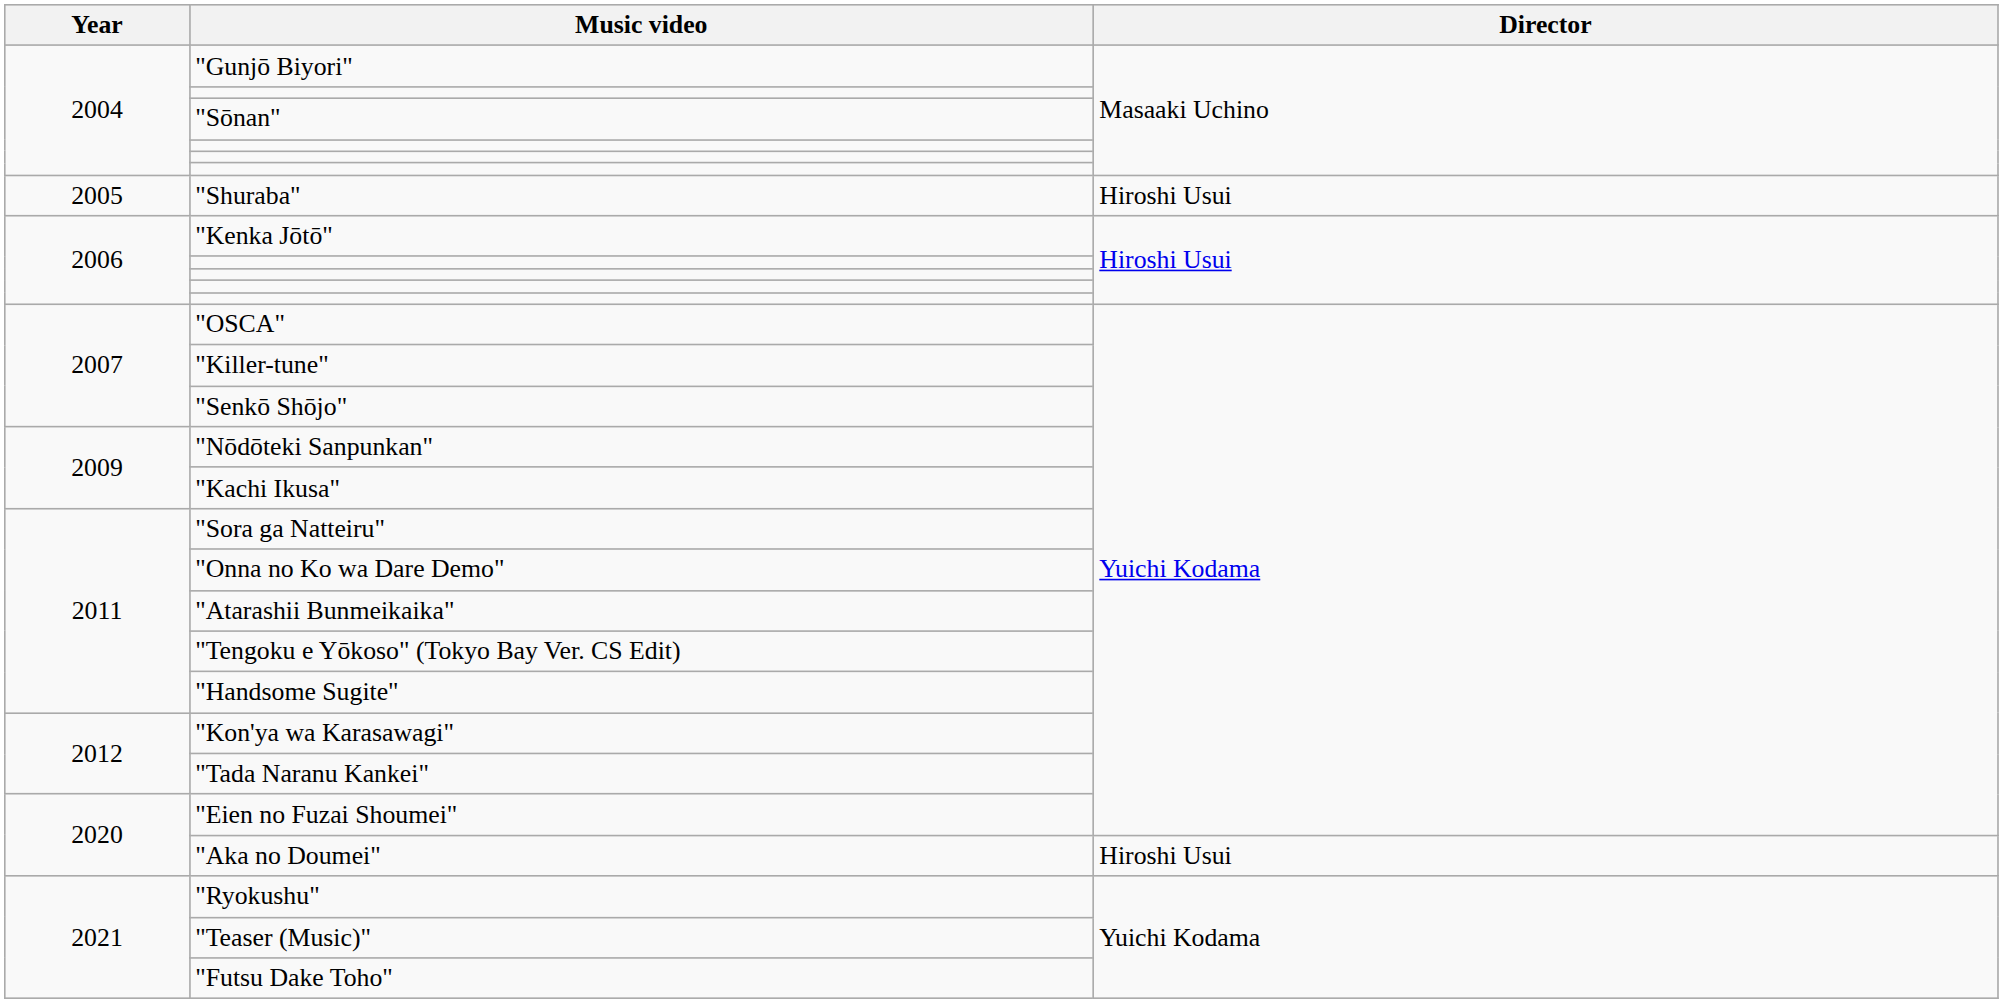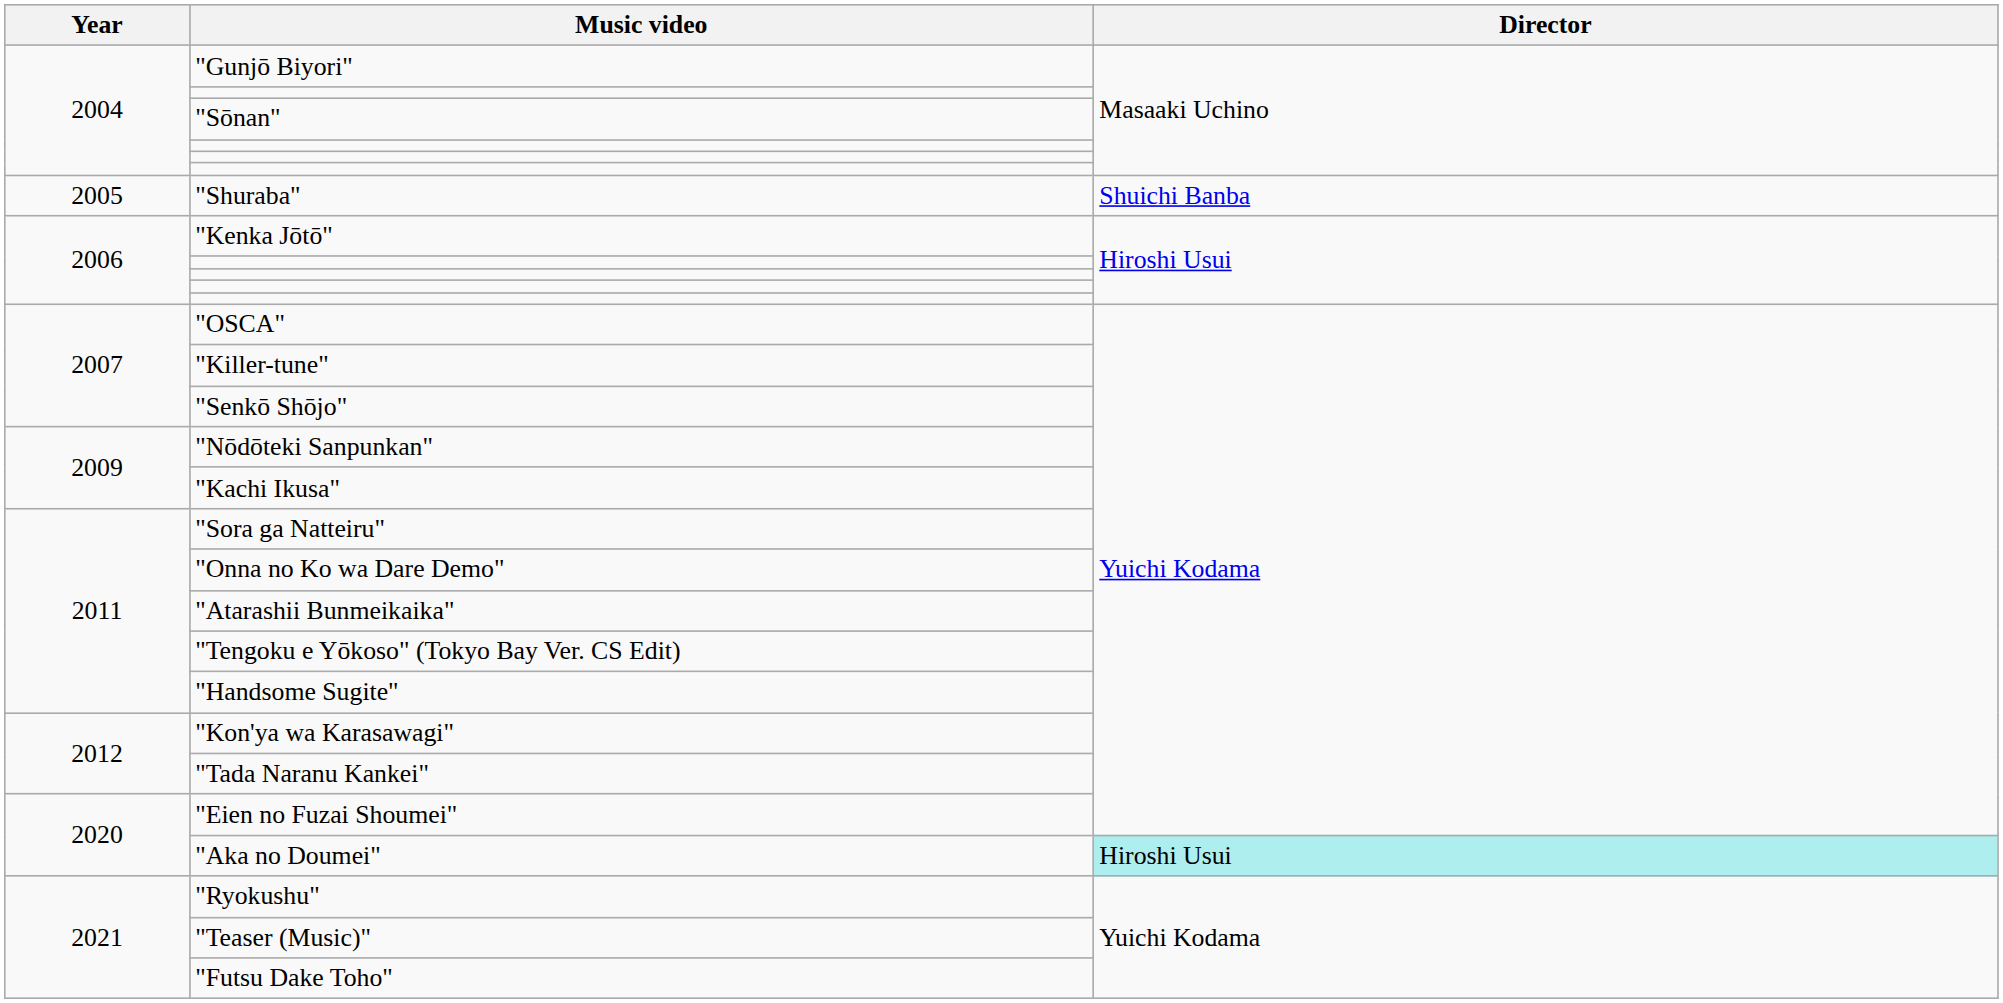(1166, 194) Hiroshi Usui -> (1175, 194) Shuichi Banba
(1166, 855) no background -> (1166, 855) paleturquoise background
